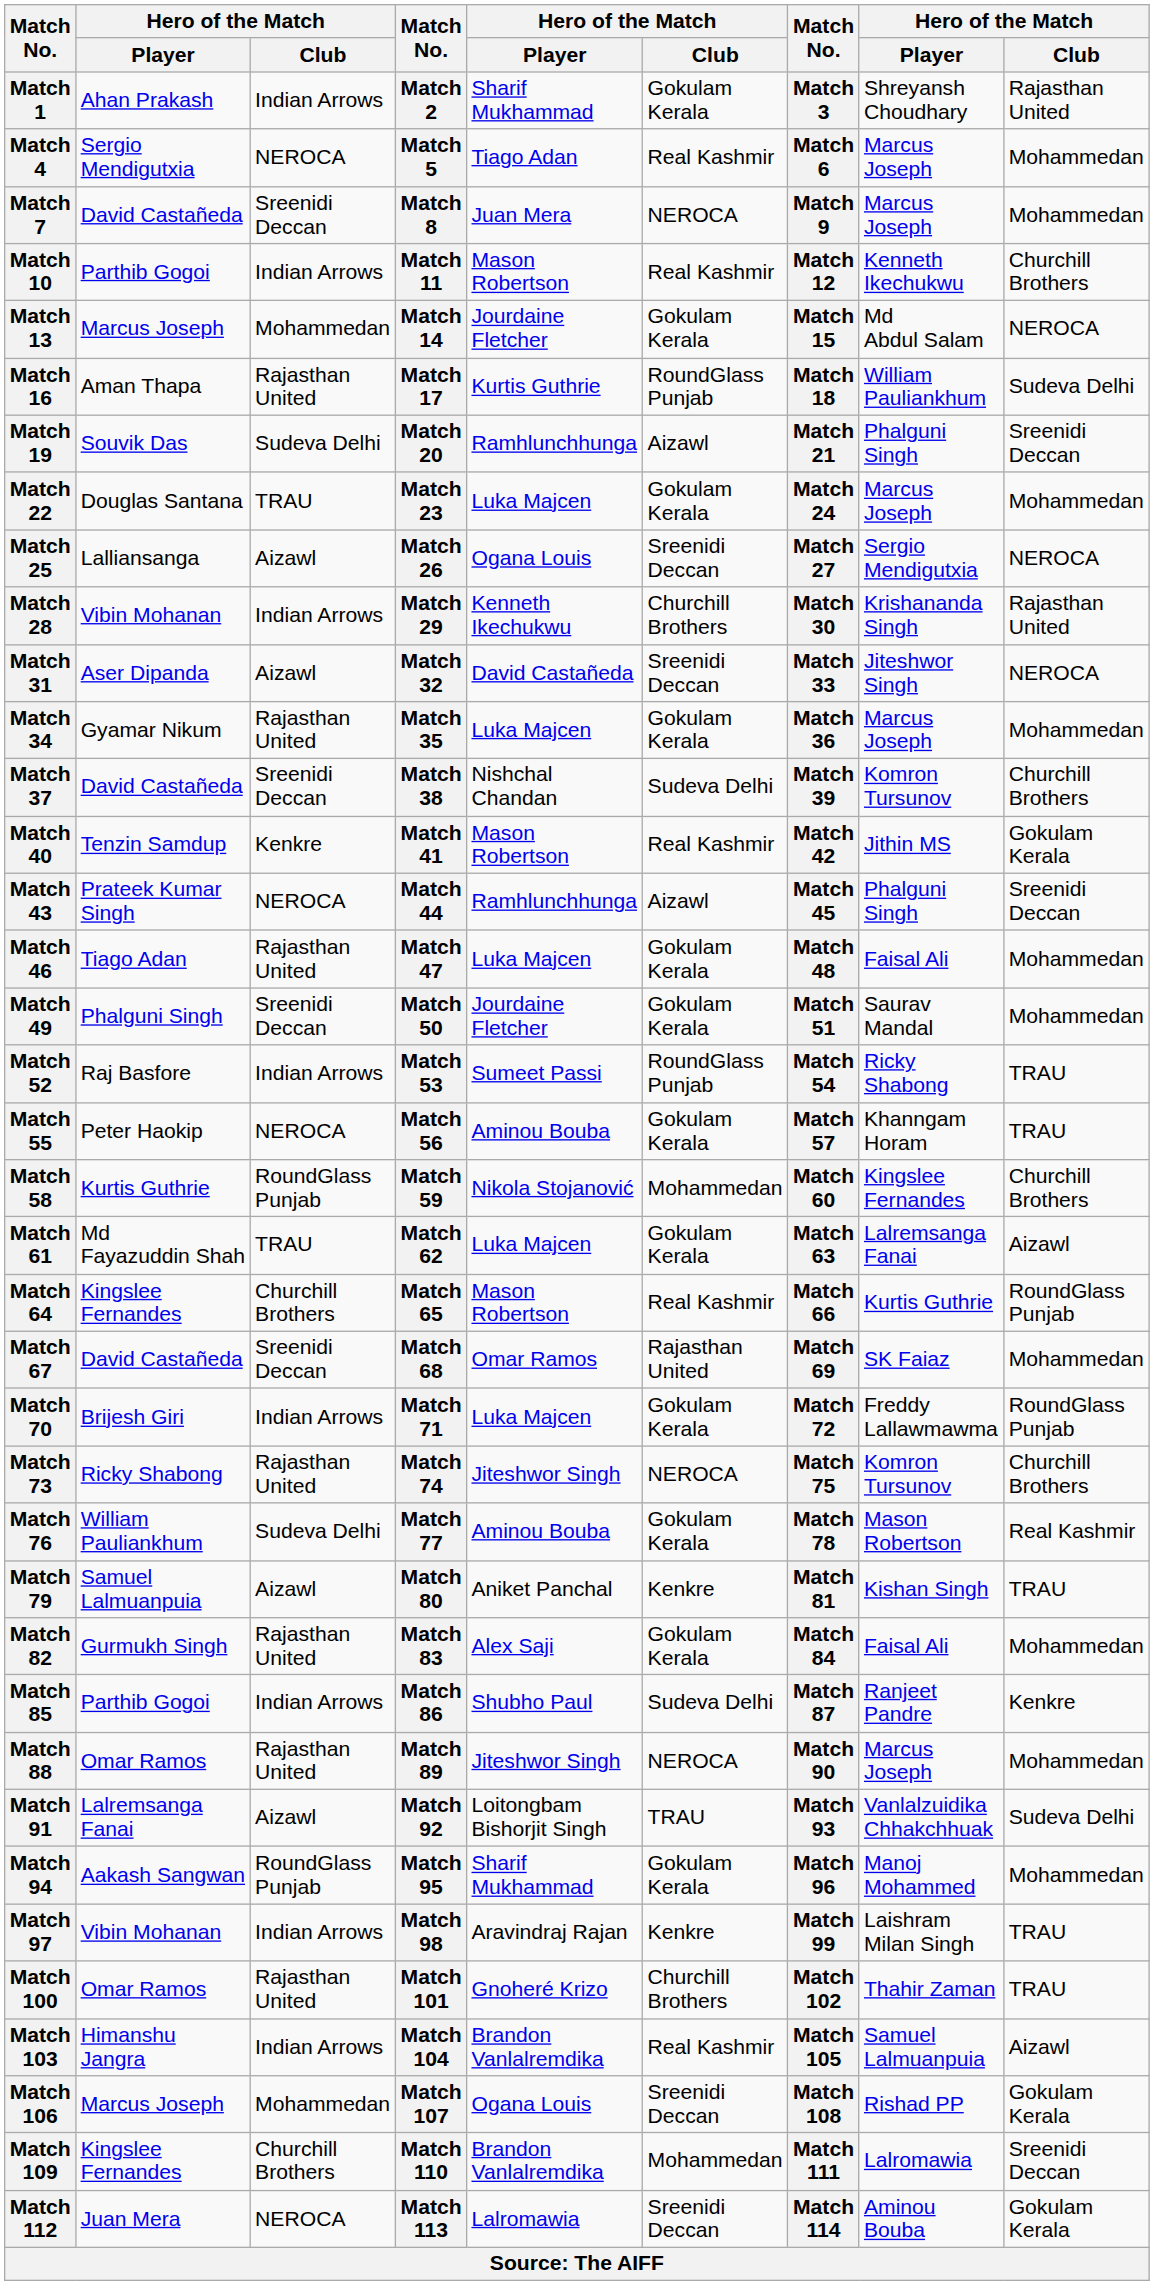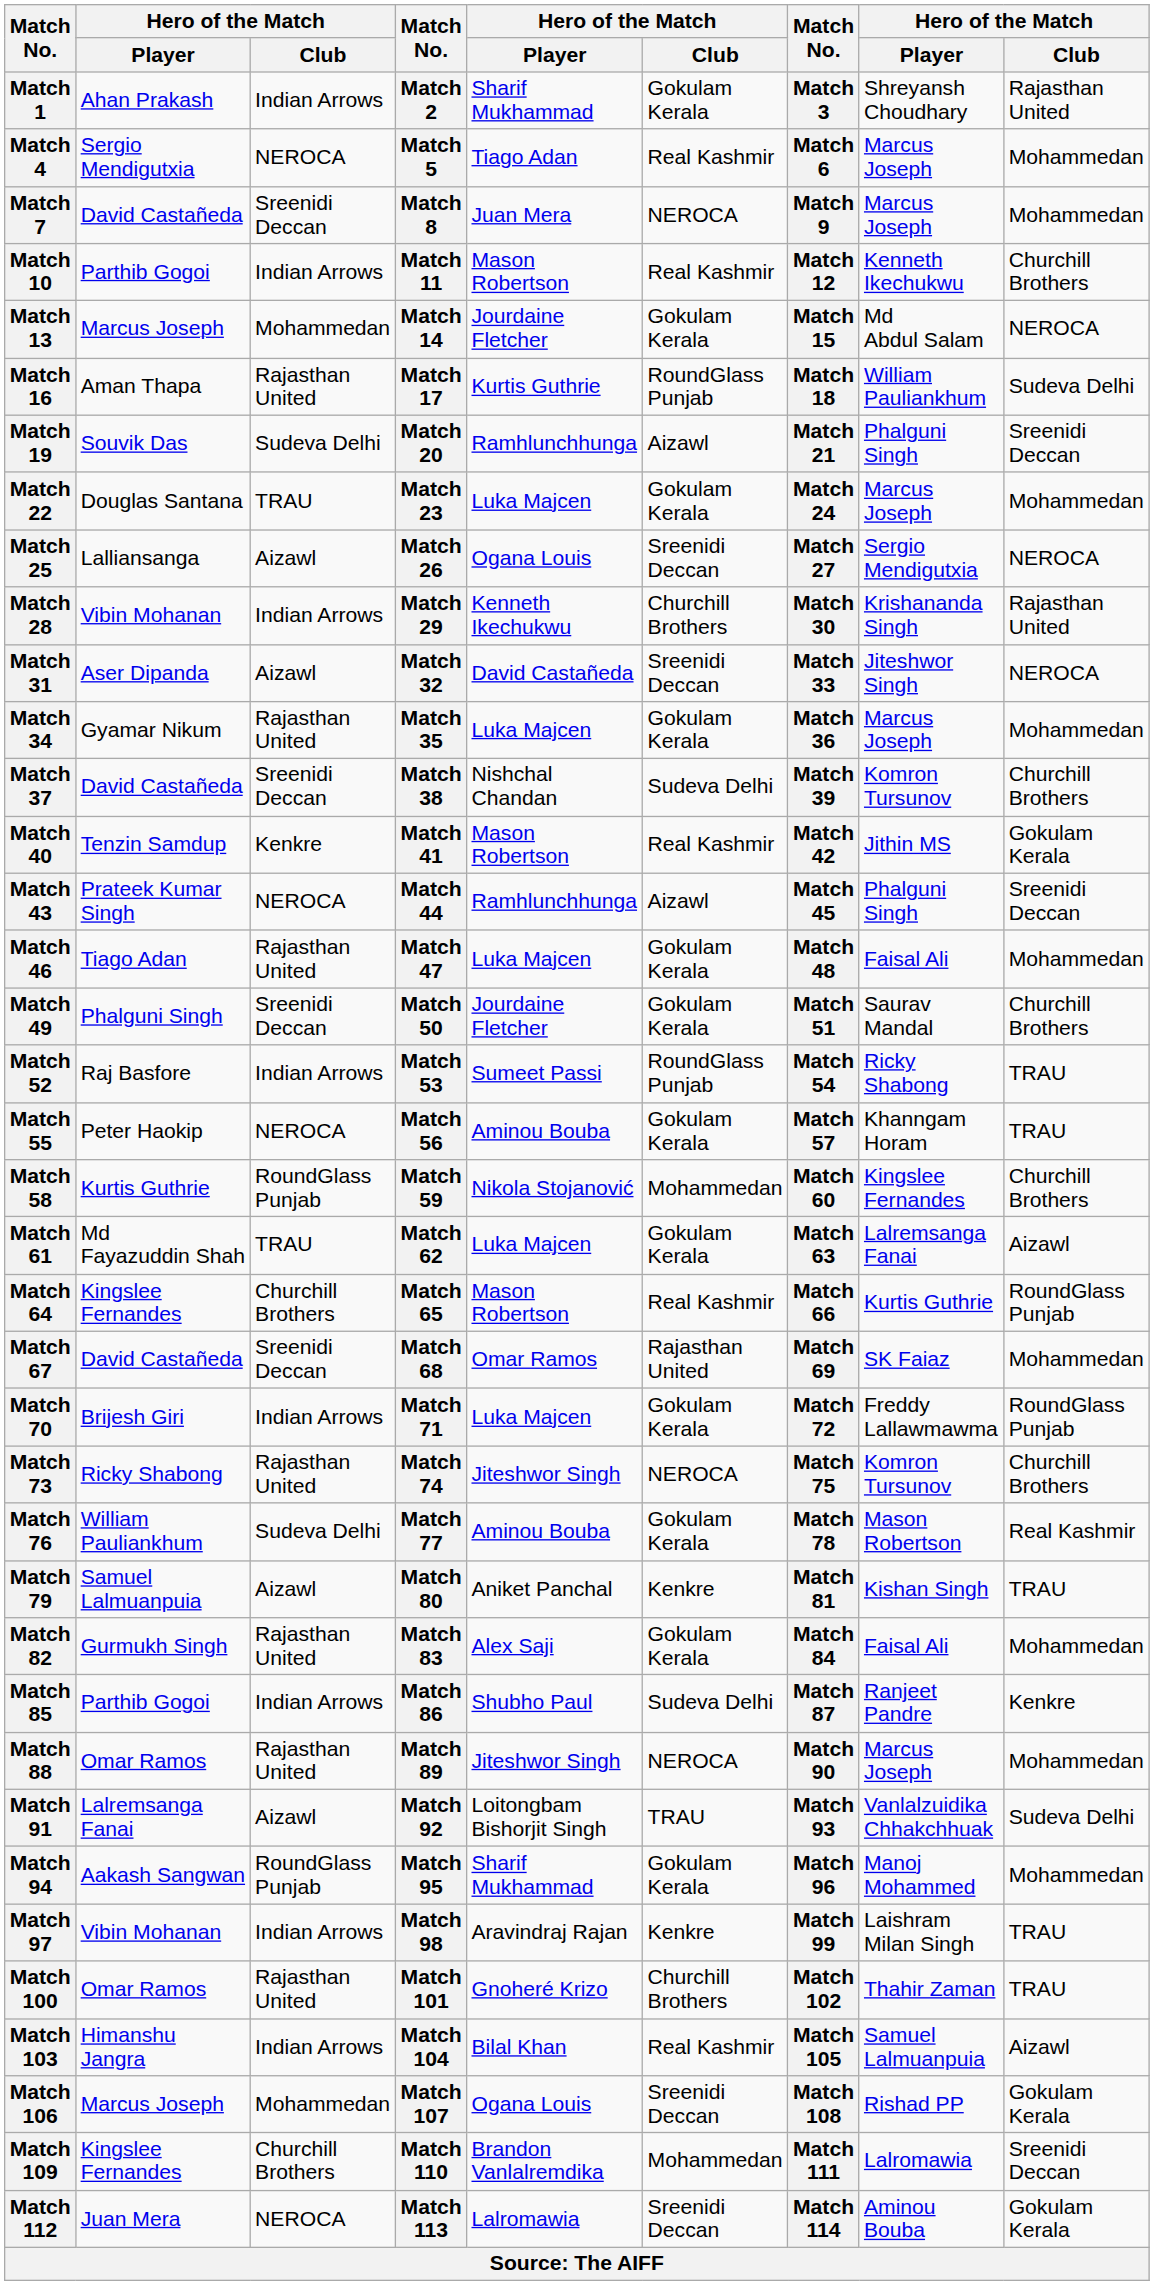(1076, 1016) Mohammedan -> (1050, 1016) Churchill Brothers
(538, 2046) Brandon Vanlalremdika -> (519, 2046) Bilal Khan
